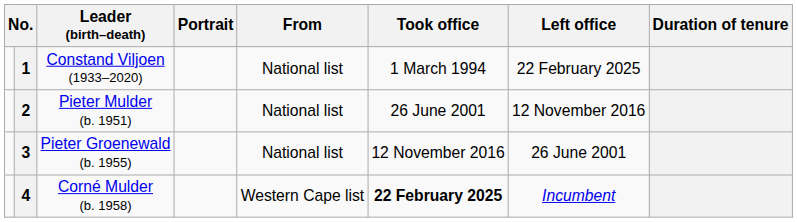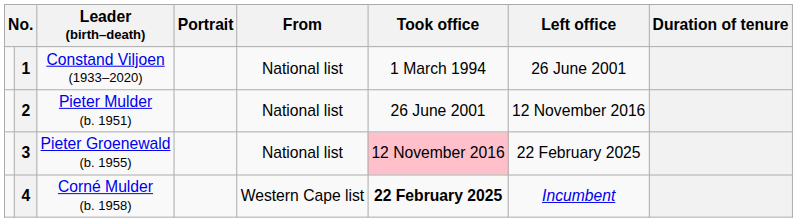(579, 68) 22 February 2025 -> (579, 68) 26 June 2001
(438, 153) no background -> (438, 153) pink background
(579, 153) 26 June 2001 -> (579, 153) 22 February 2025
